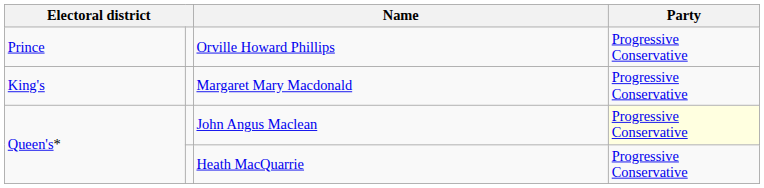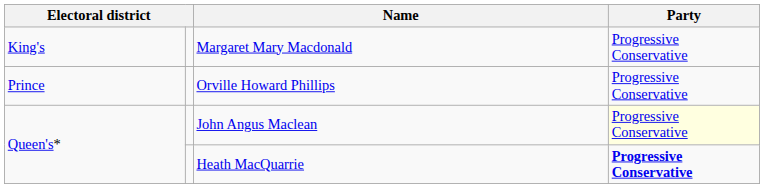rows swapped: (274, 85) <-> (266, 46)
(650, 163) normal -> (652, 163) bold
